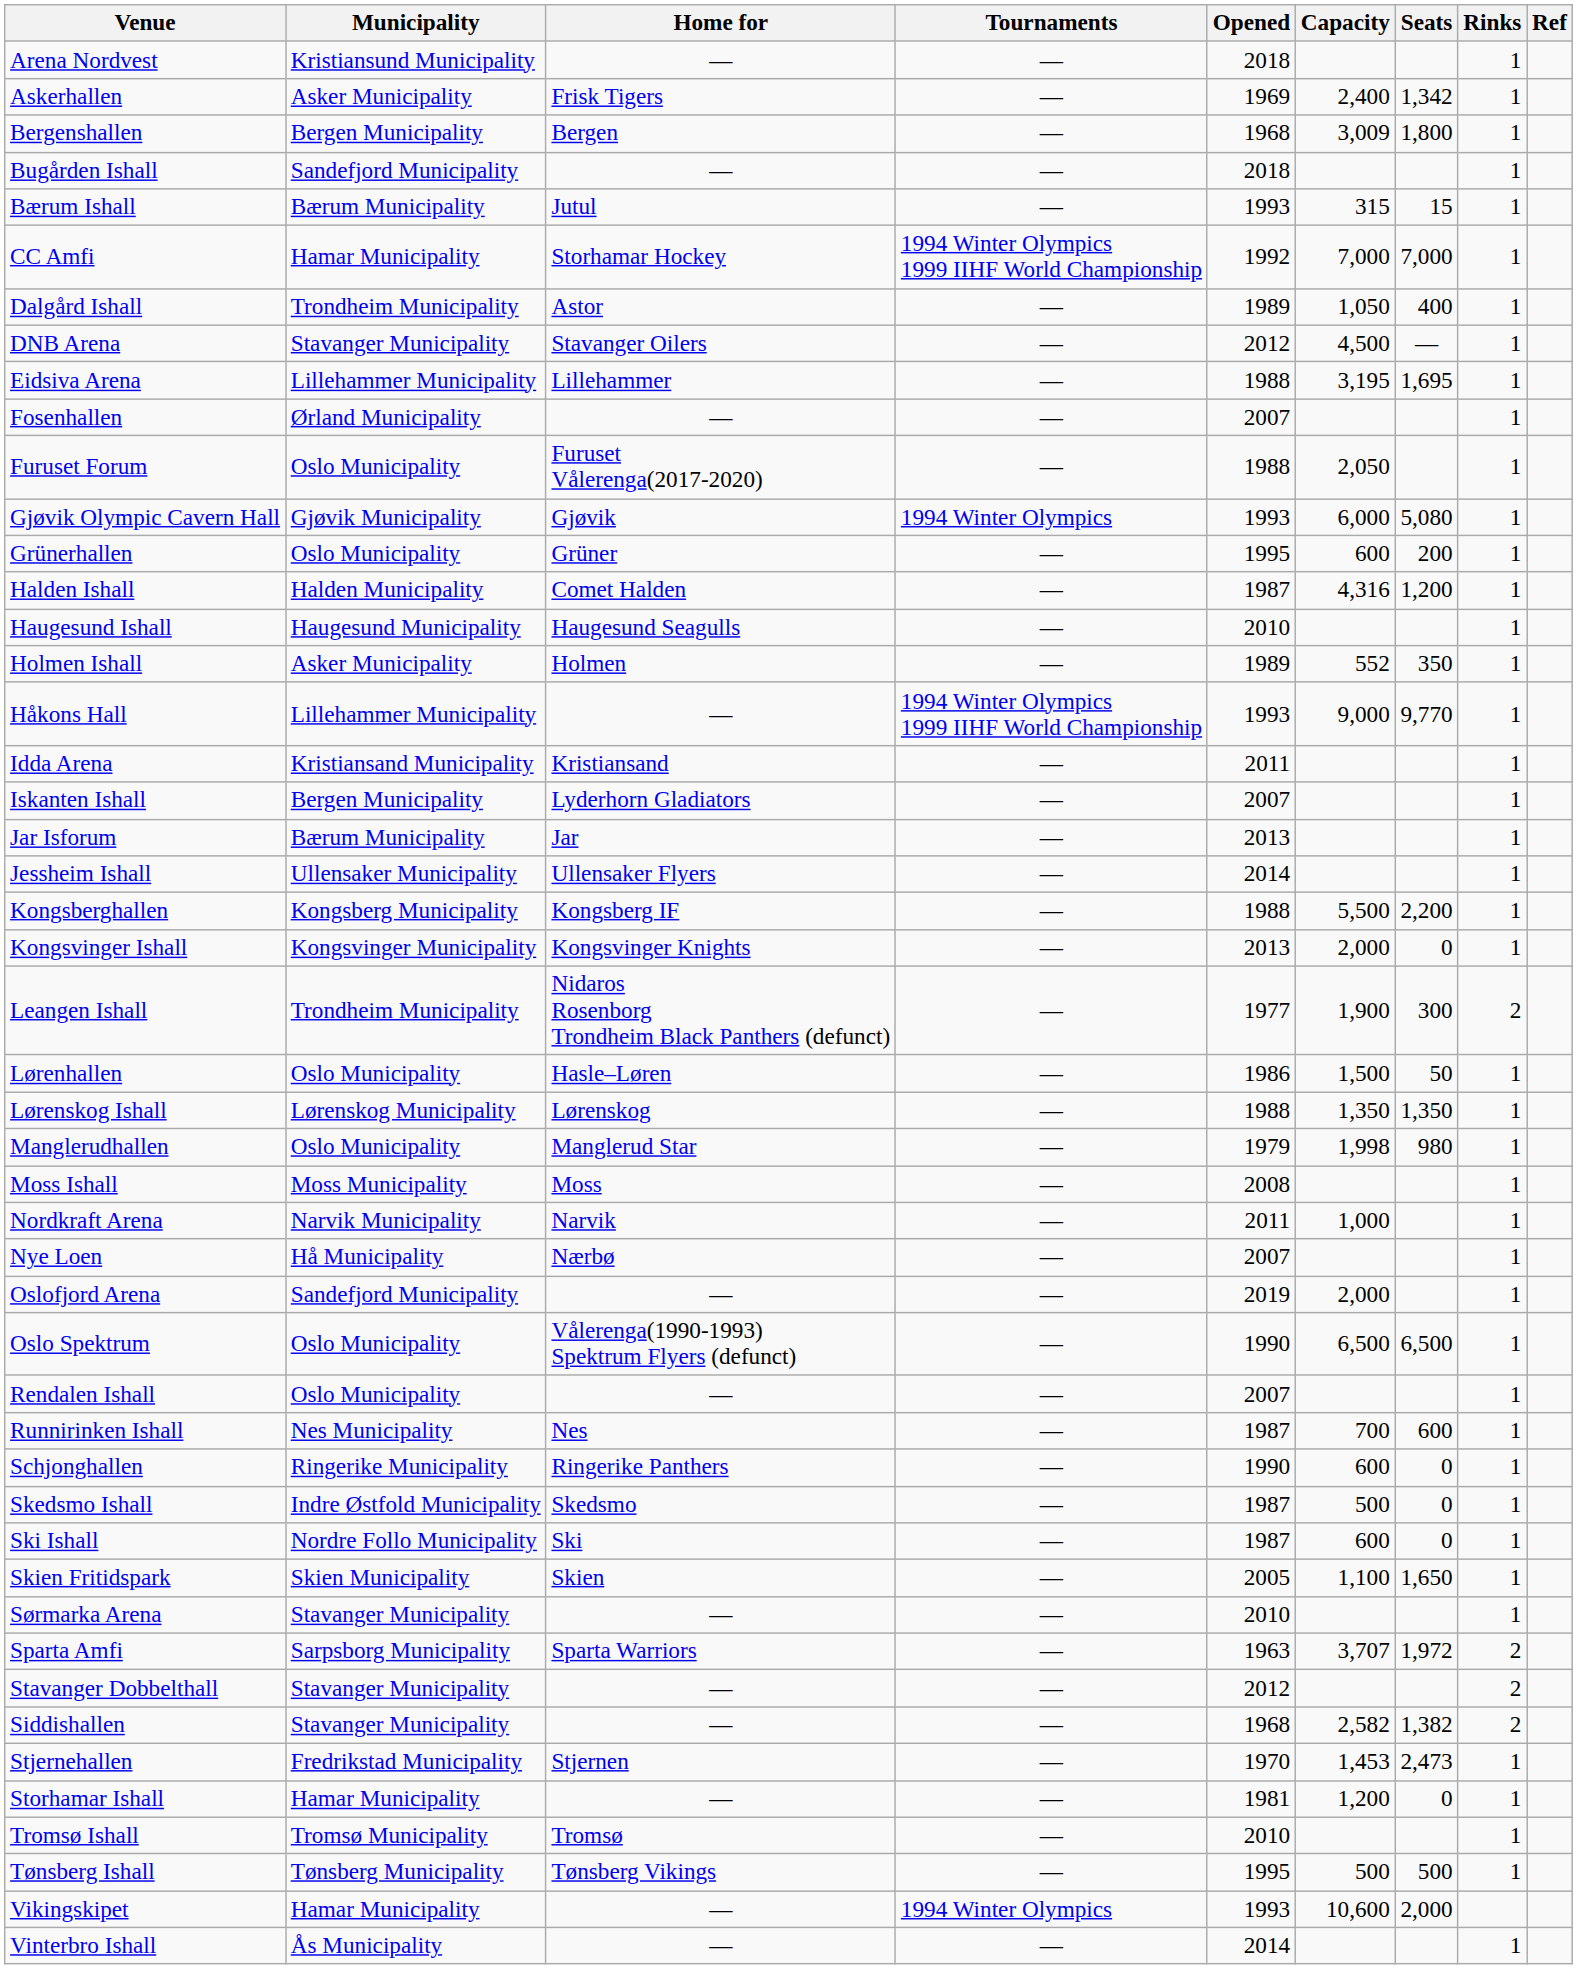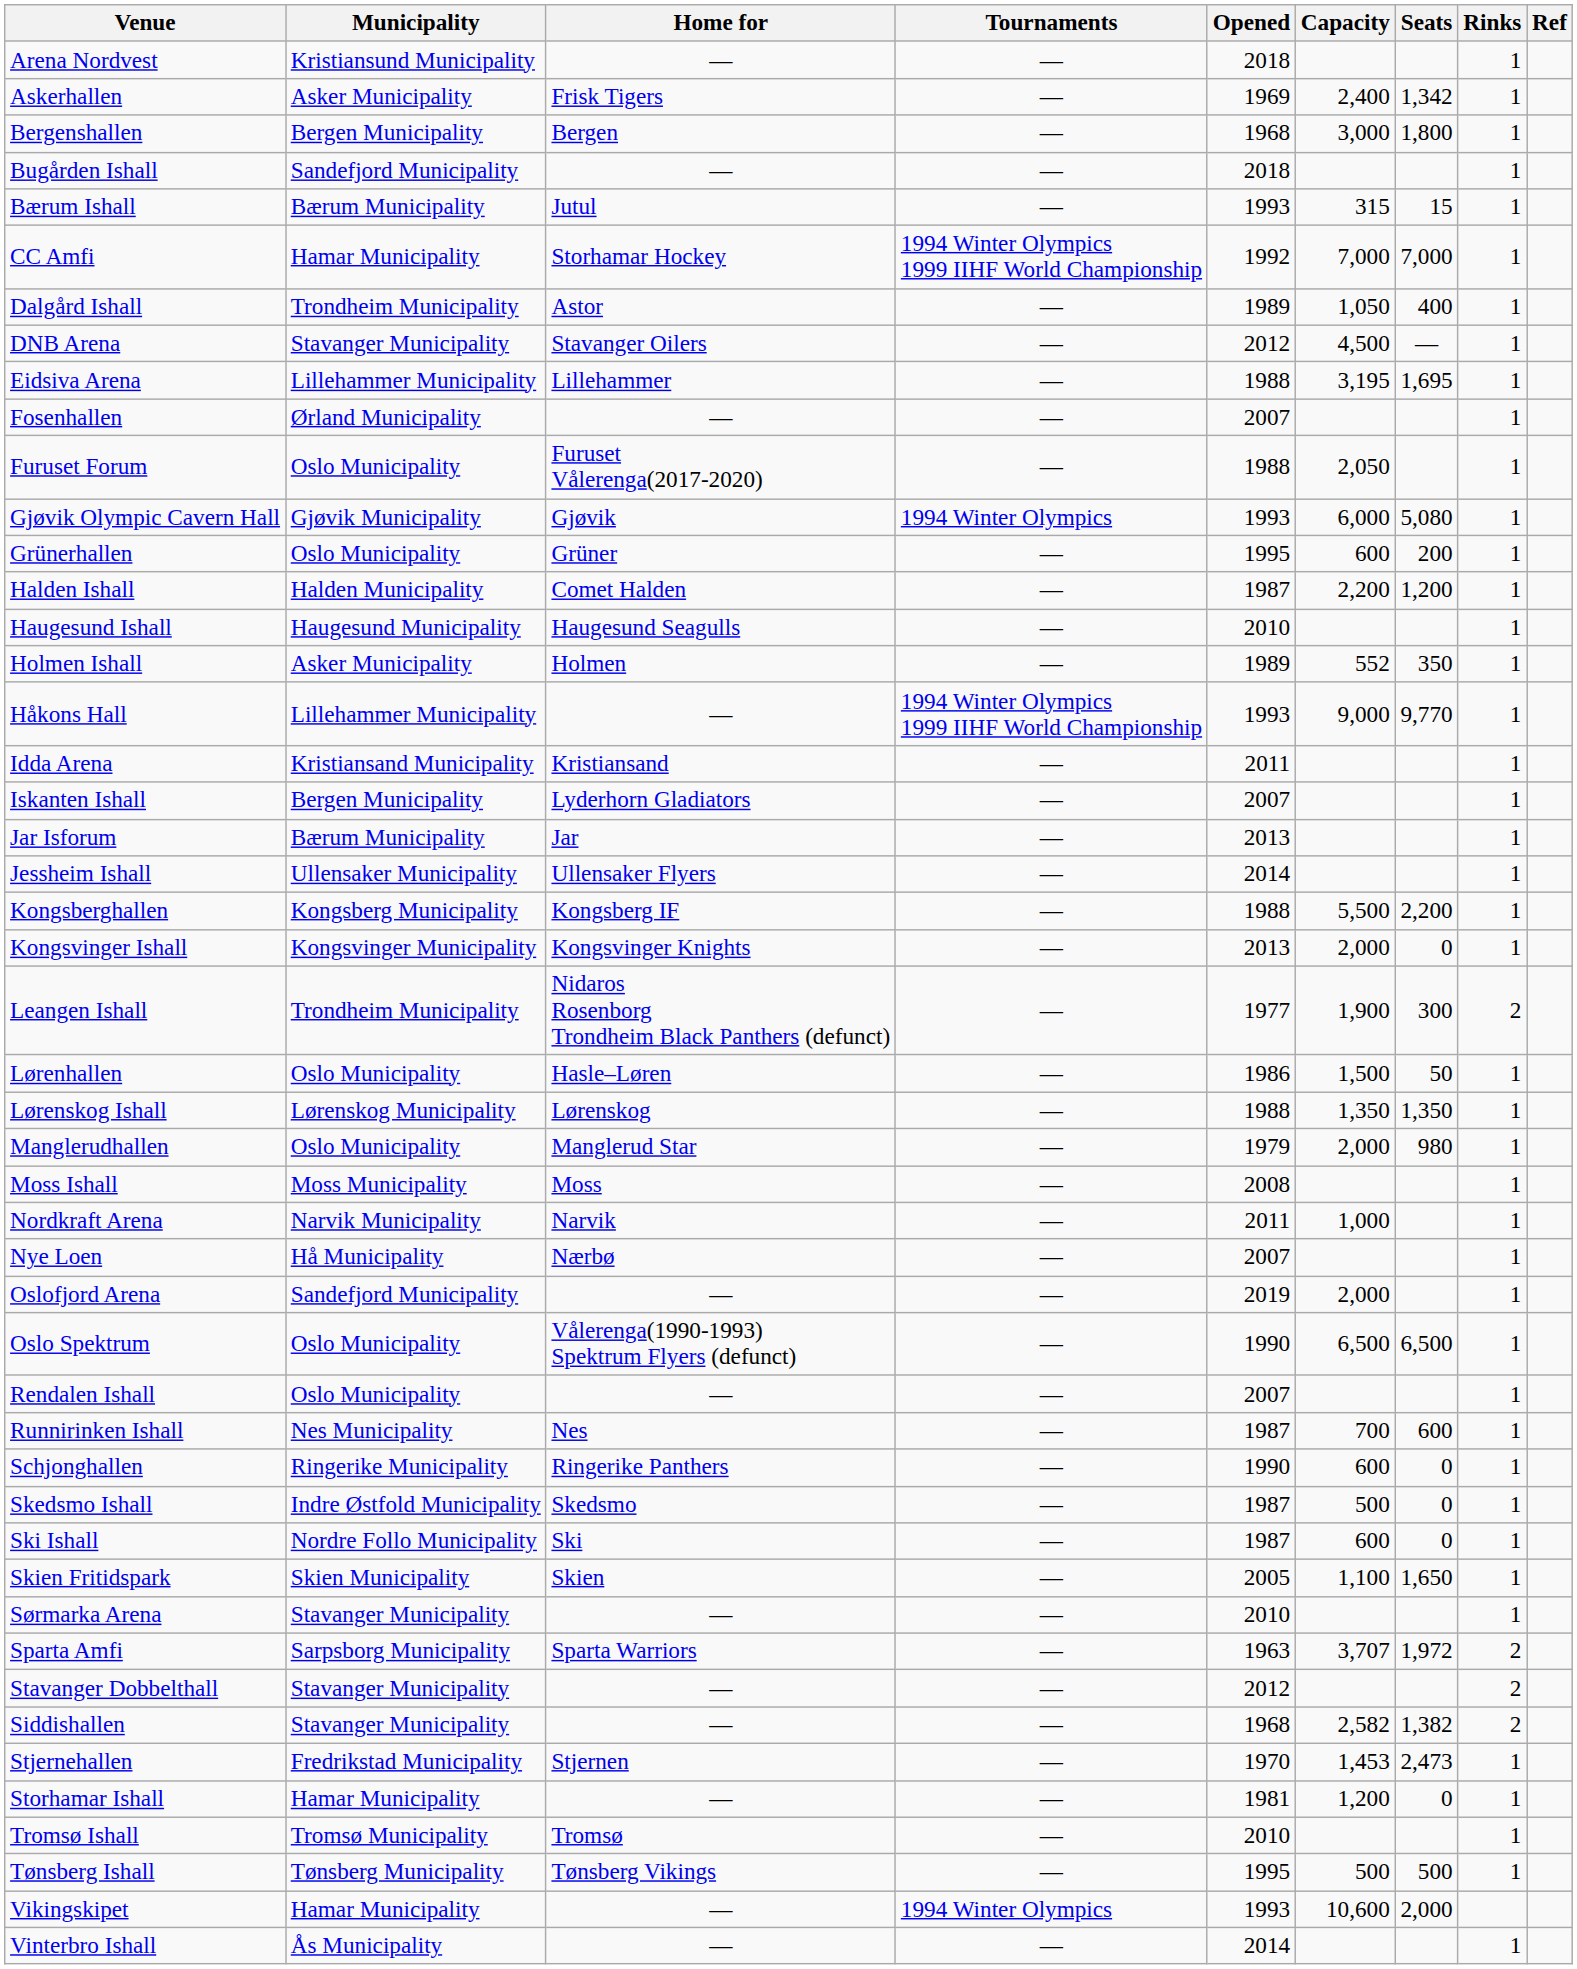(1364, 133) 3,009 -> (1364, 133) 3,000
(1364, 590) 4,316 -> (1364, 590) 2,200
(1364, 1146) 1,998 -> (1364, 1146) 2,000
